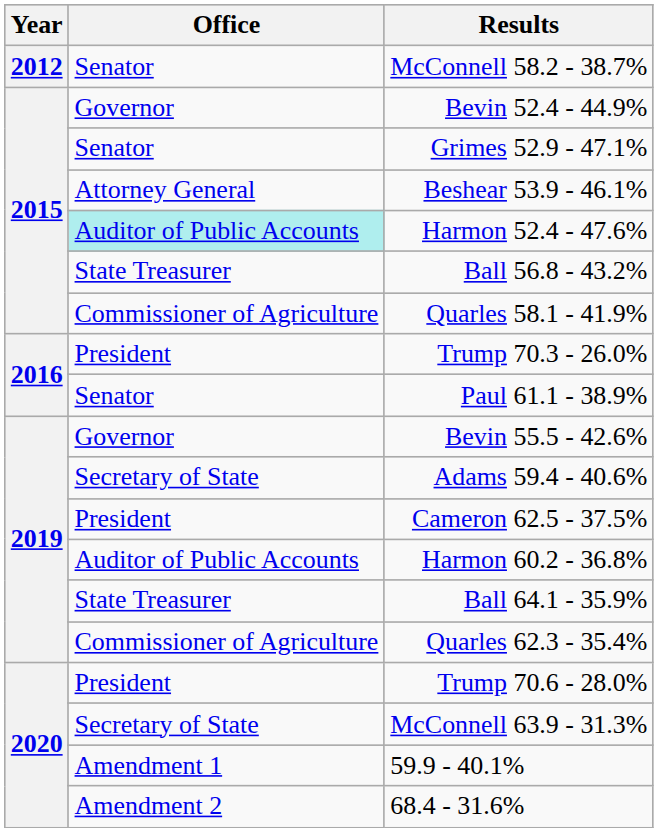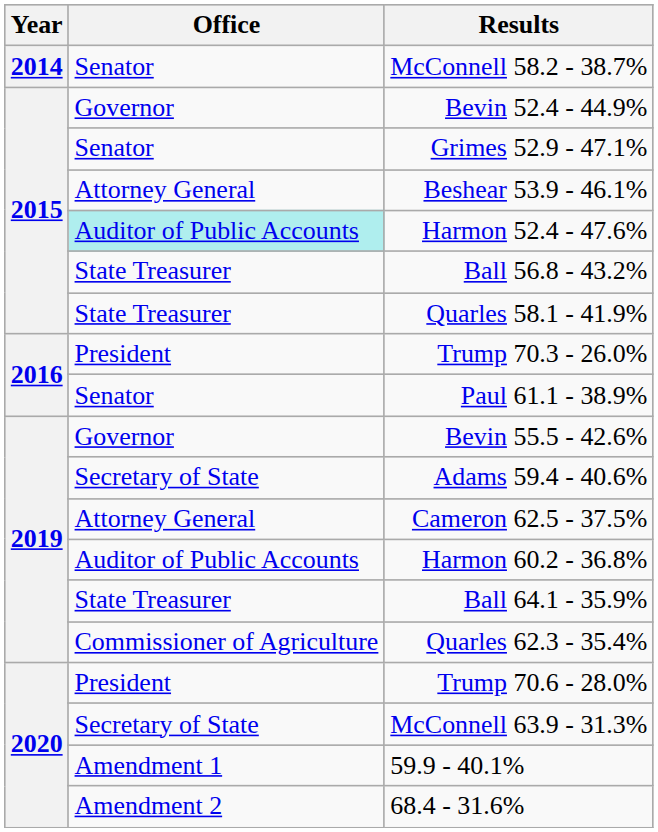(37, 66) 2012 -> (37, 66) 2014
(226, 312) Commissioner of Agriculture -> (153, 312) State Treasurer
(123, 518) President -> (165, 518) Attorney General
